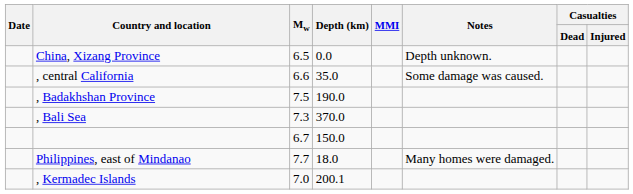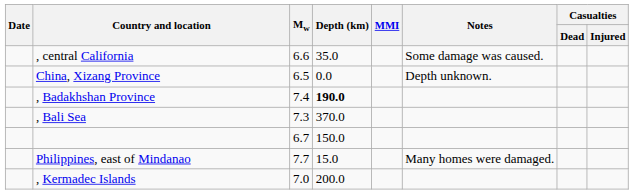rows swapped: (98, 55) <-> (85, 76)
(301, 96) 7.5 -> (301, 96) 7.4
(330, 96) normal -> (330, 96) bold
(327, 158) 18.0 -> (327, 158) 15.0
(330, 179) 200.1 -> (330, 179) 200.0
